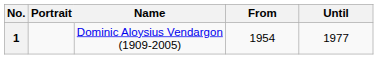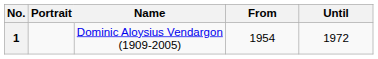(336, 38) 1977 -> (336, 38) 1972
